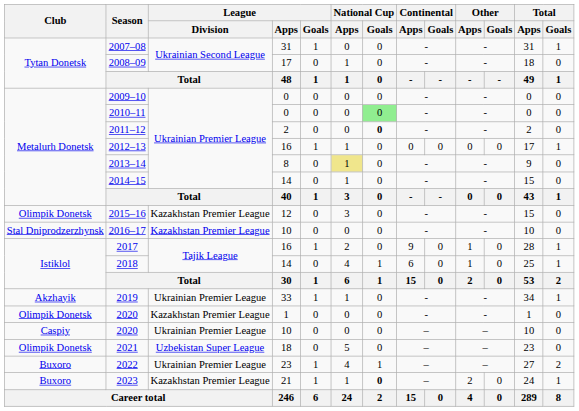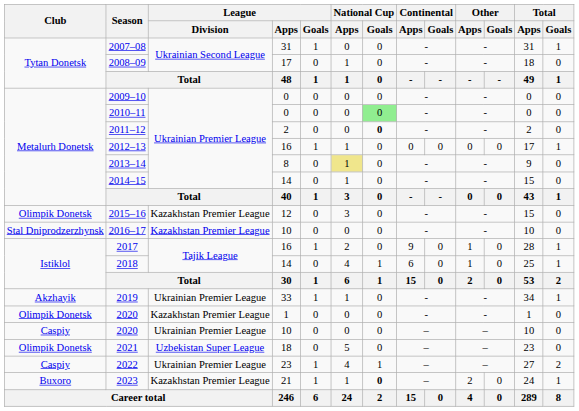(55, 364) Buxoro -> (55, 364) Caspiy
